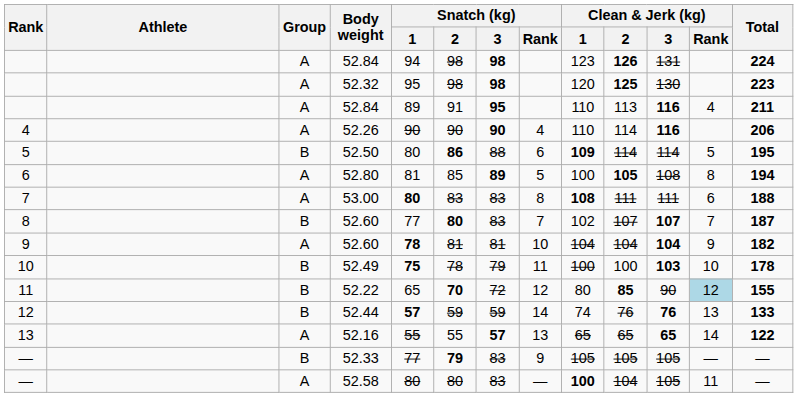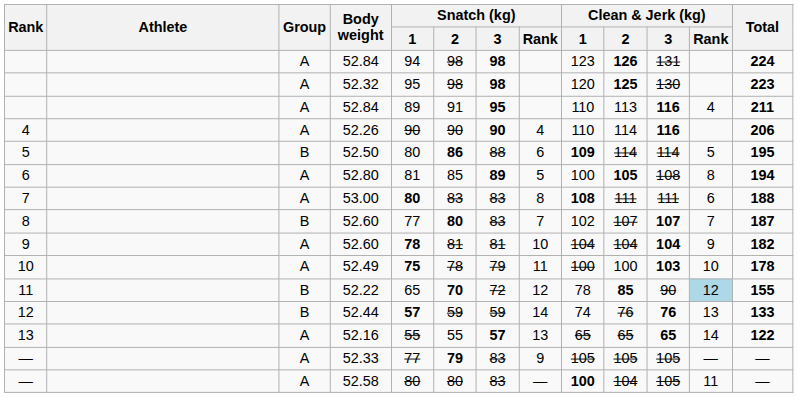(305, 267) B -> (305, 267) A
(583, 289) 80 -> (583, 289) 78
(305, 358) B -> (305, 358) A
